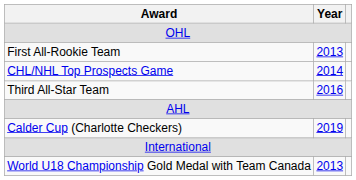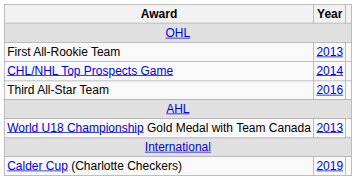rows swapped: (95, 128) <-> (159, 166)
